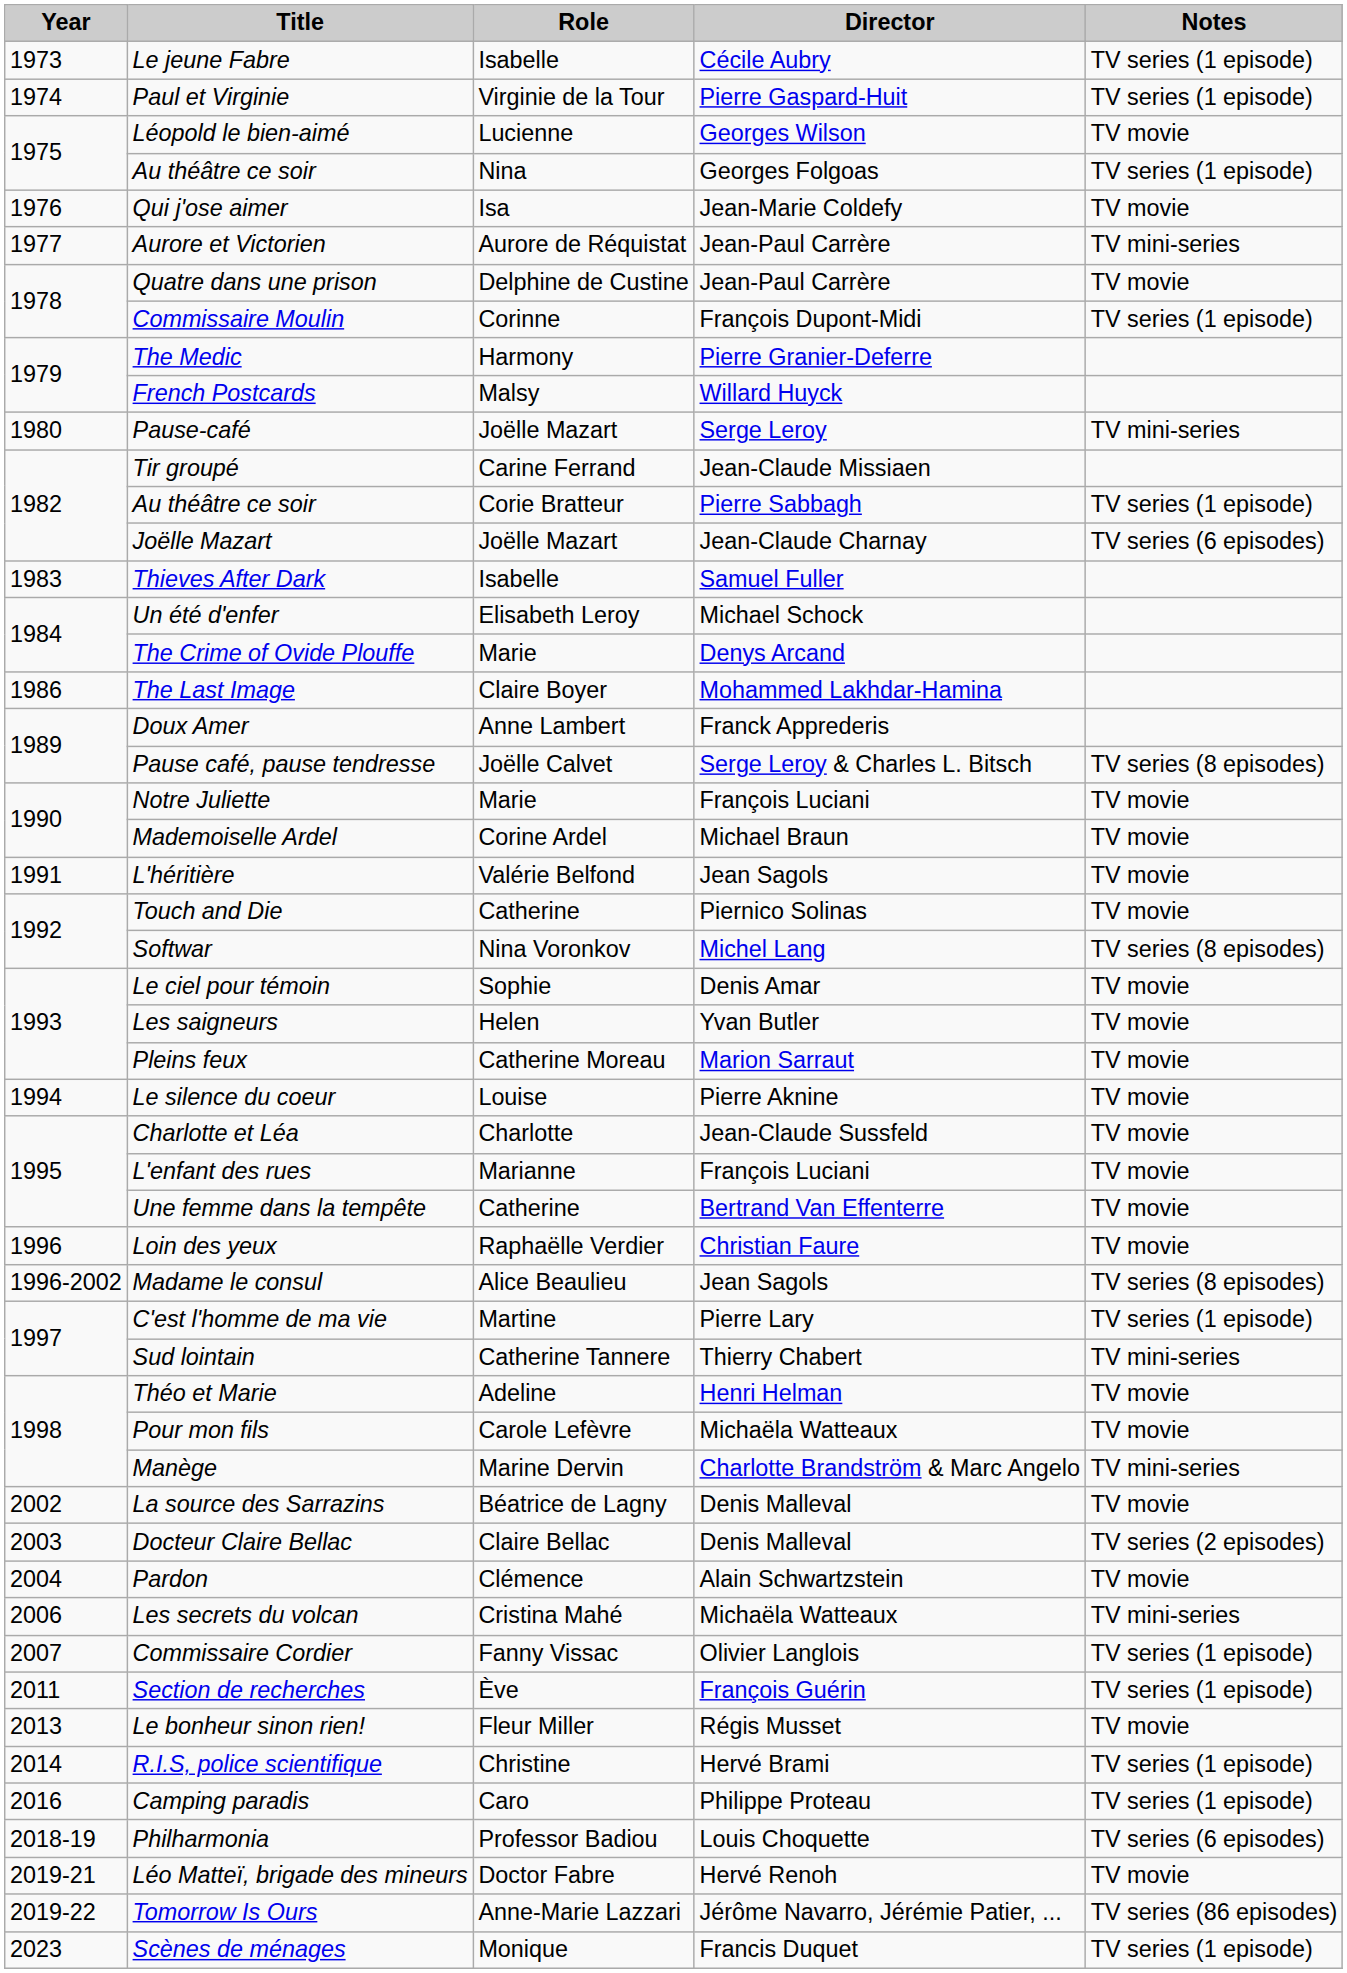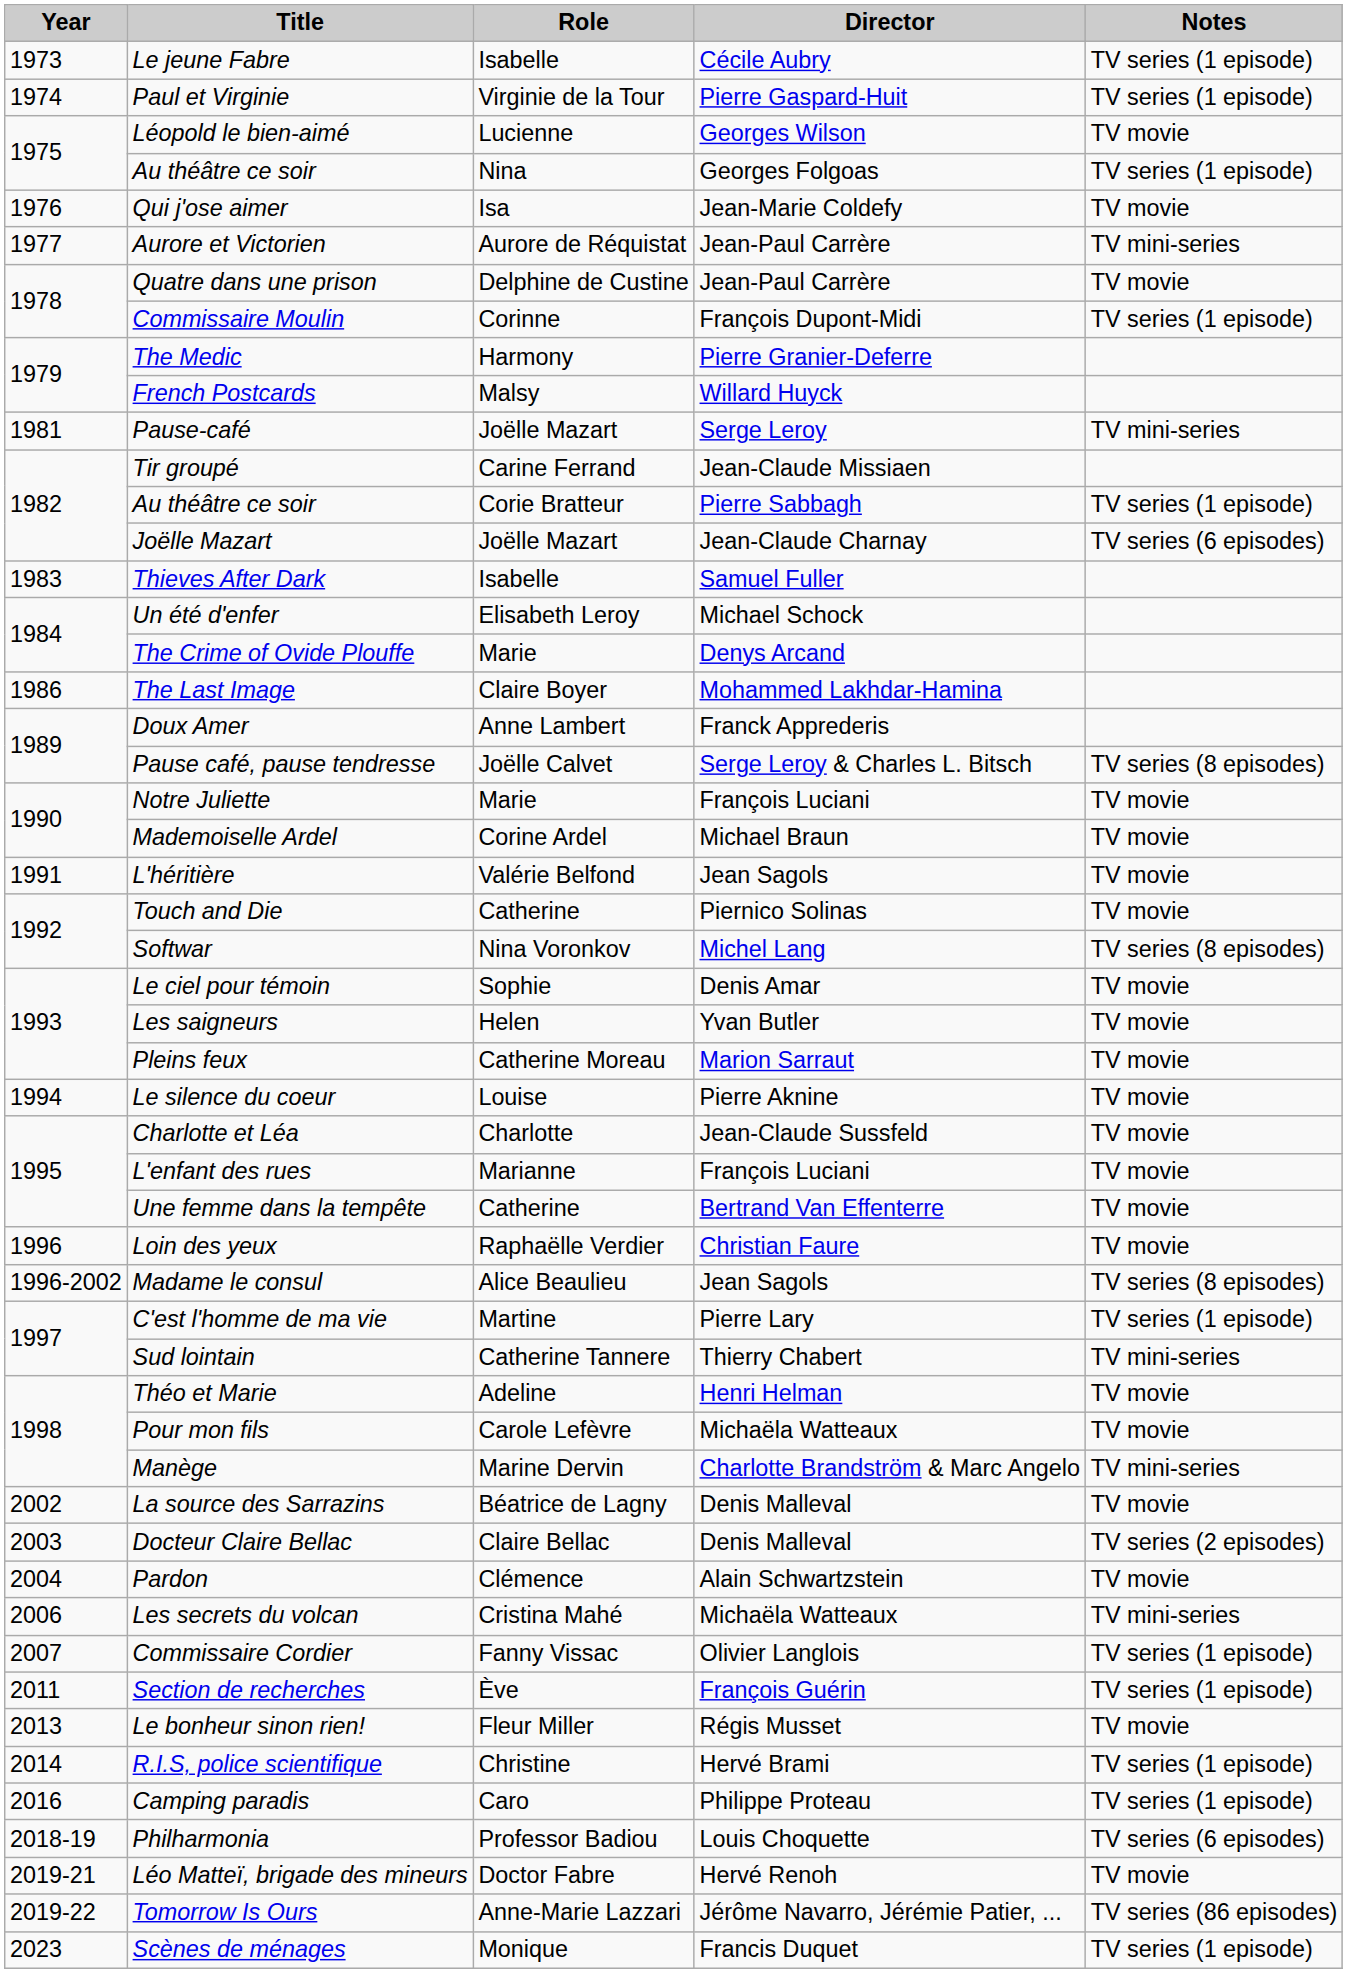(36, 430) 1980 -> (36, 430) 1981
